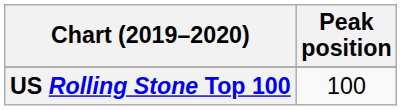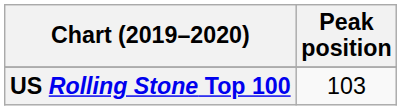(346, 85) 100 -> (346, 85) 103
